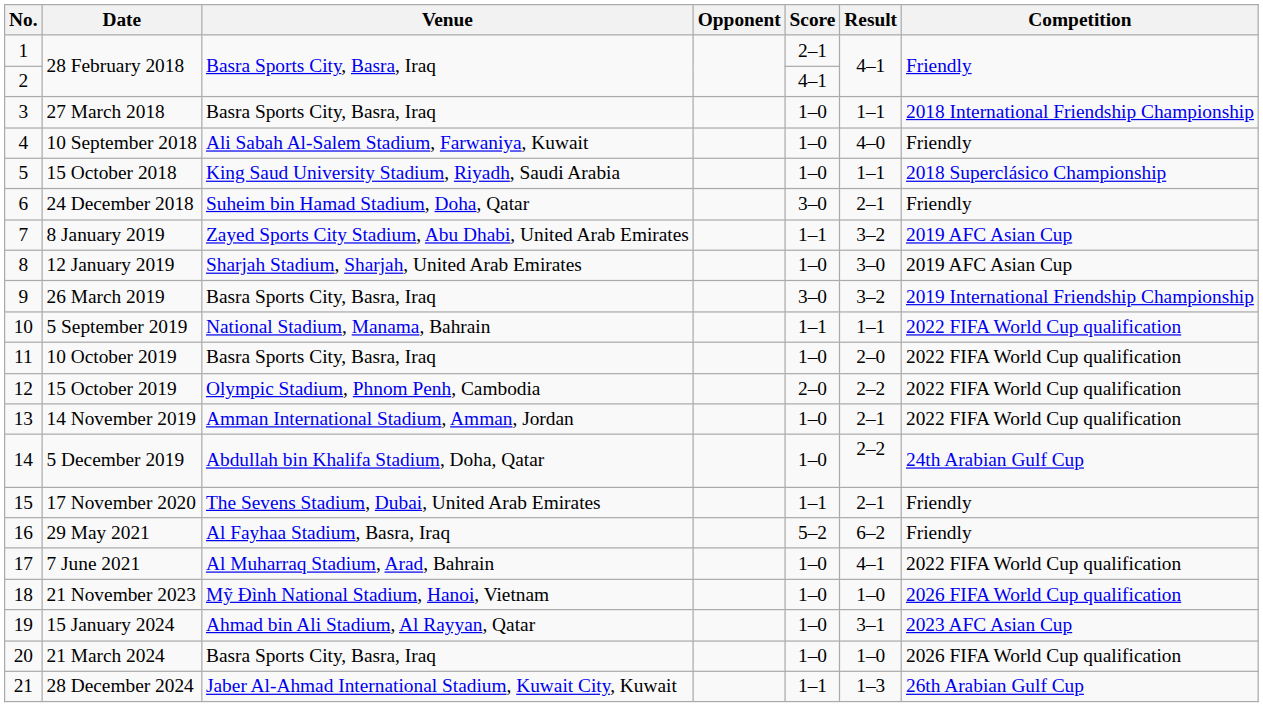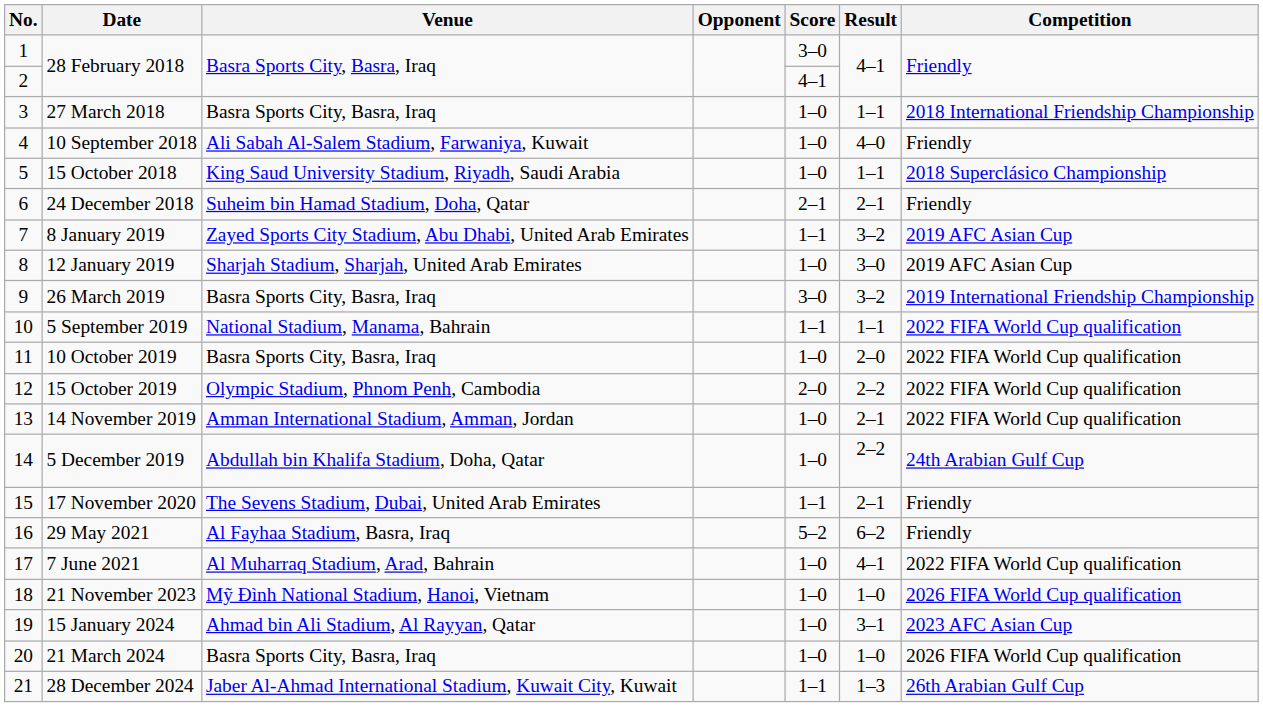(812, 50) 2–1 -> (812, 50) 3–0
(812, 204) 3–0 -> (812, 204) 2–1
